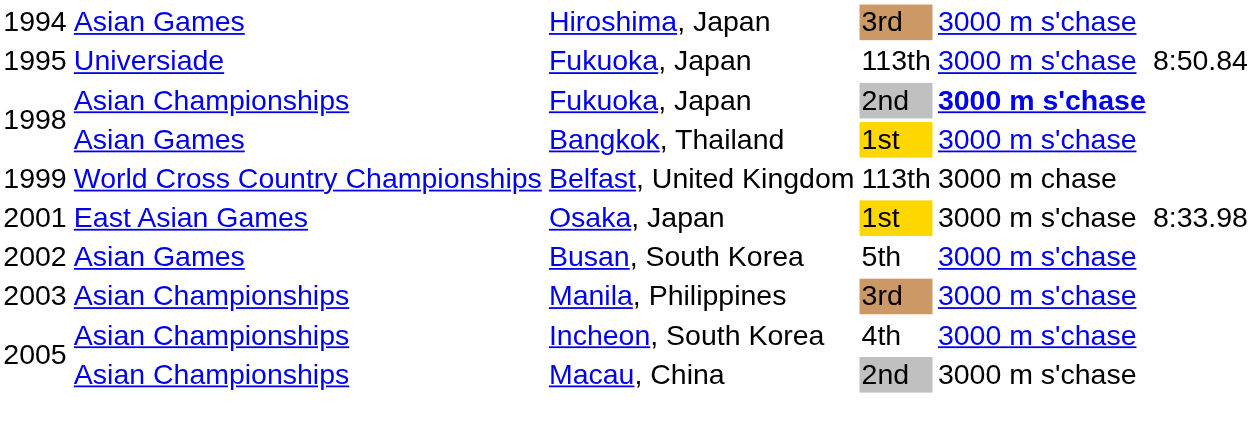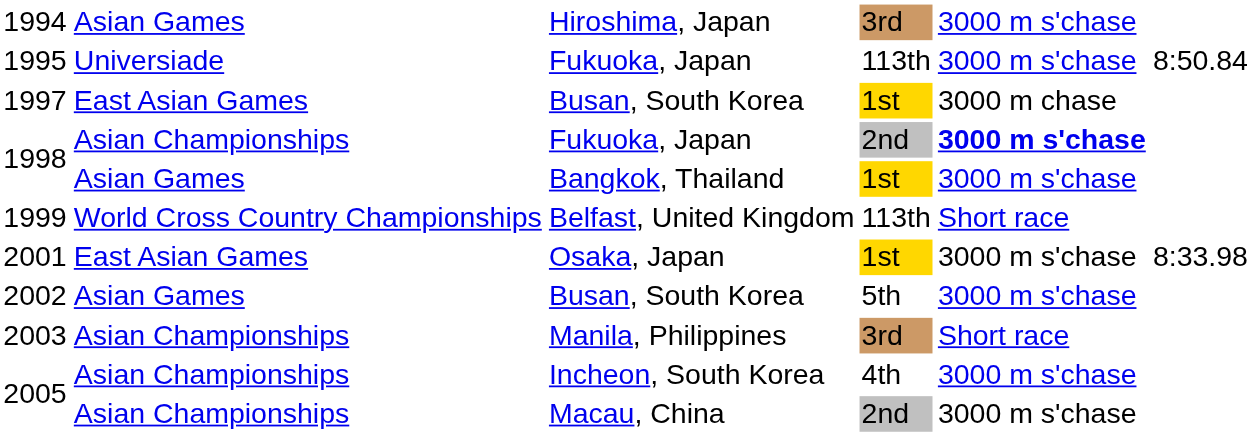+ row: (35, 100)
(1027, 178) 3000 m chase -> (1004, 217) Short race
(1037, 296) 3000 m s'chase -> (1004, 335) Short race
